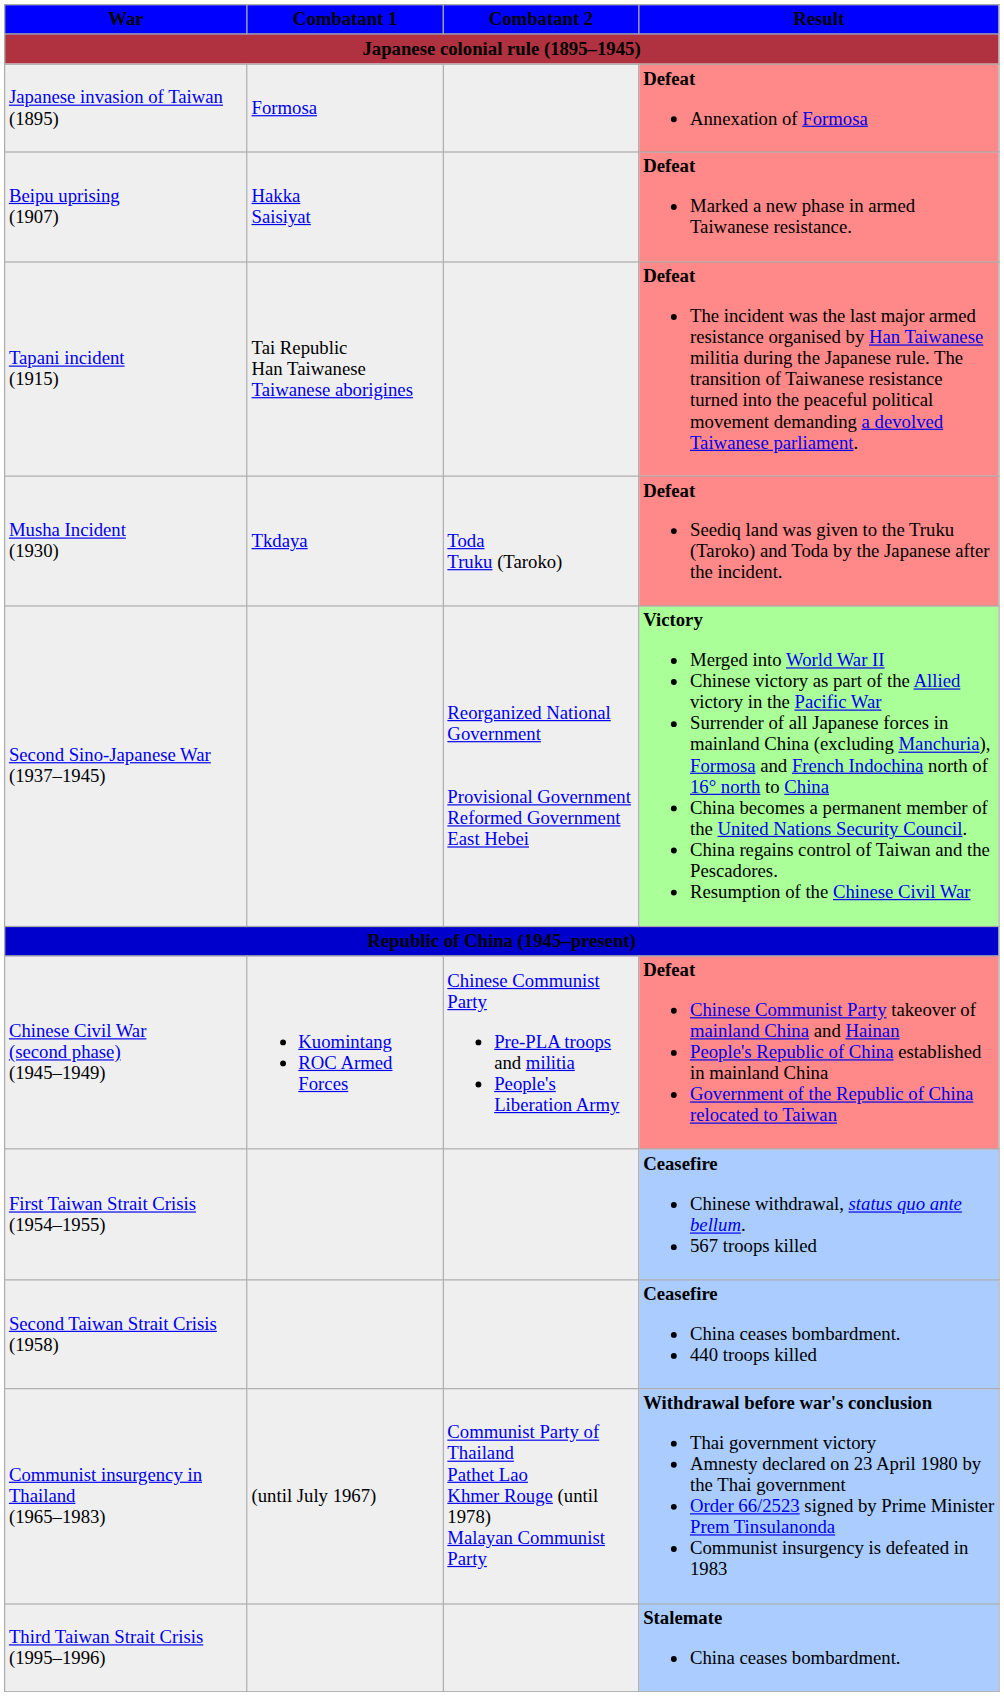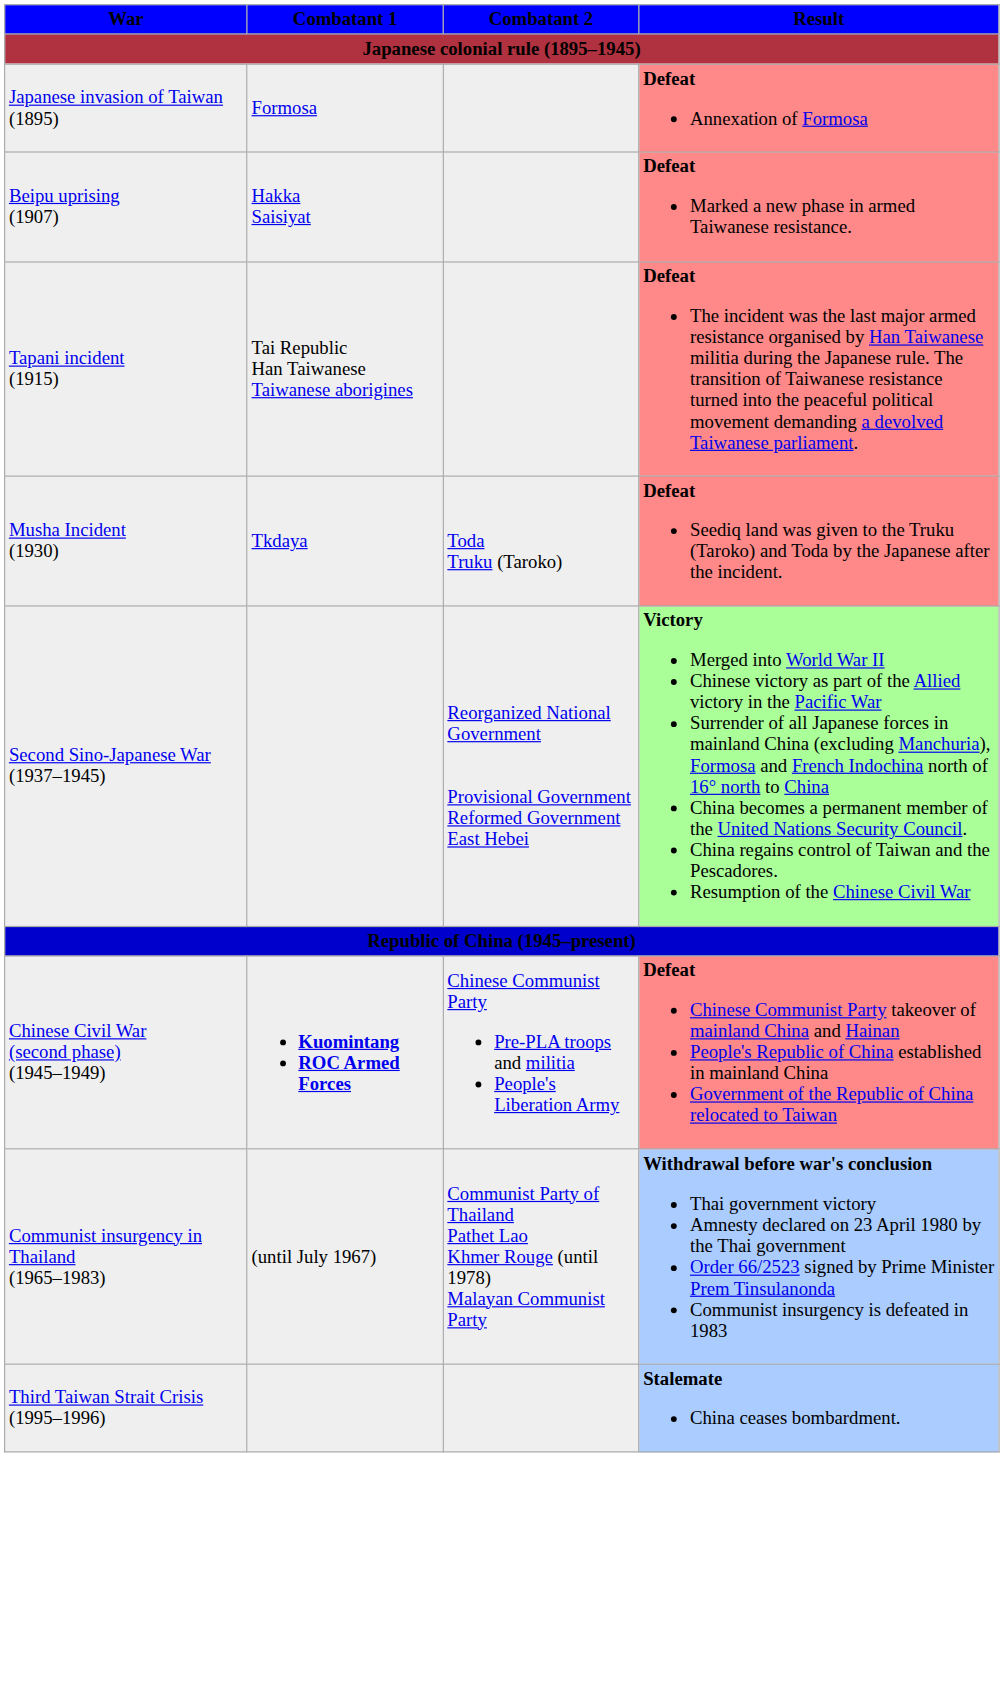(345, 1063) normal -> (345, 1063) bold
- row: (102, 1214)
- row: (113, 1334)
